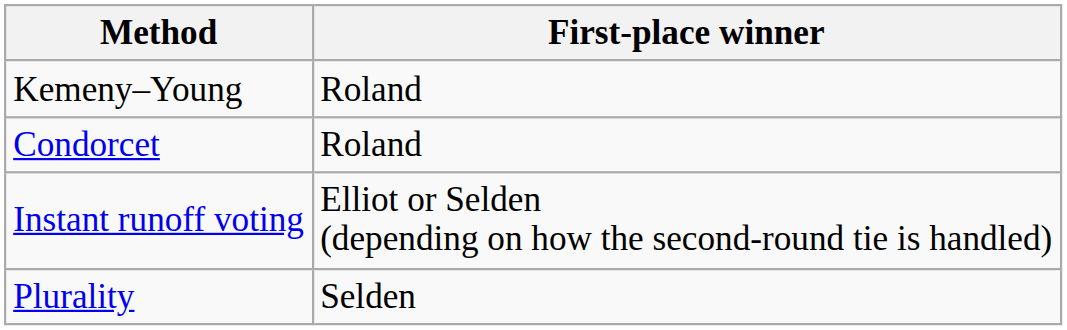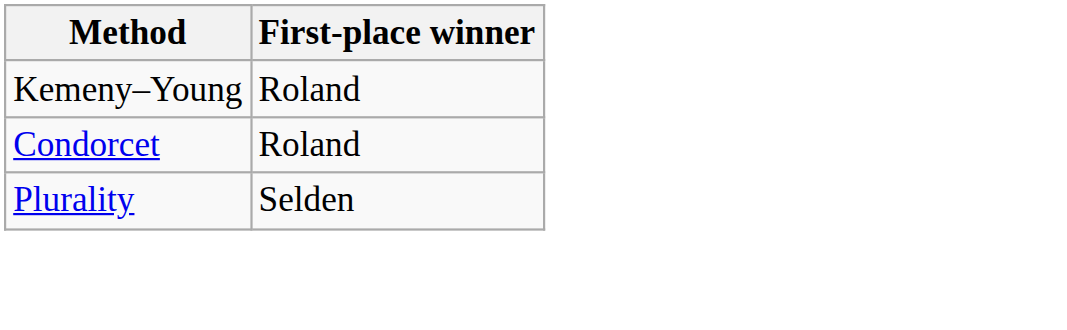- row: (159, 219)
